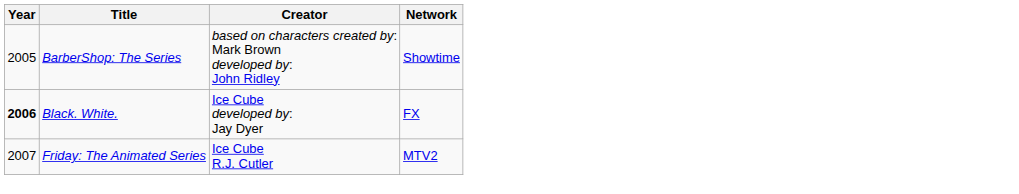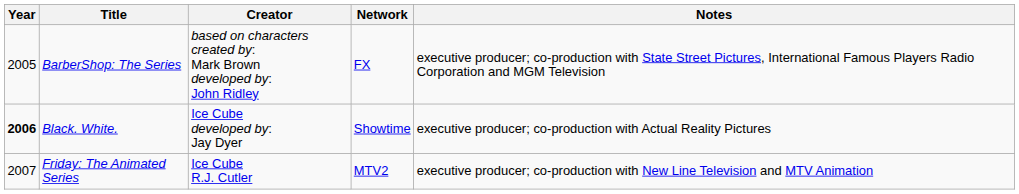+ column: (714, 14)
(432, 57) Showtime -> (362, 64) FX
(411, 114) FX -> (382, 128) Showtime
